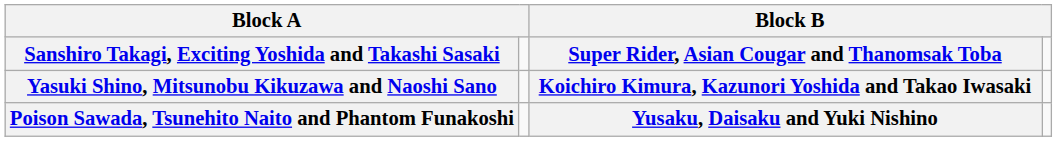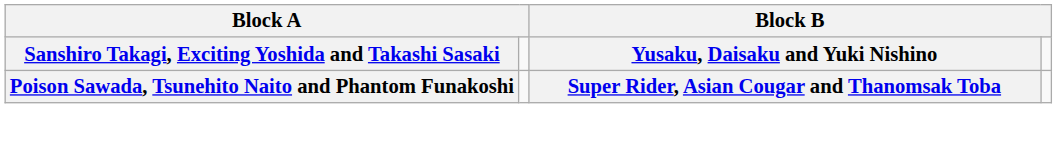(785, 53) Super Rider, Asian Cougar and Thanomsak Toba -> (784, 53) Yusaku, Daisaku and Yuki Nishino
- row: (262, 86)
(785, 119) Yusaku, Daisaku and Yuki Nishino -> (784, 86) Super Rider, Asian Cougar and Thanomsak Toba
